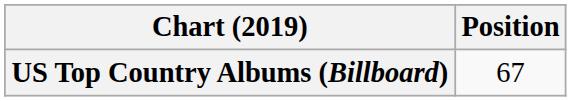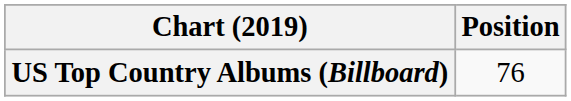(510, 72) 67 -> (510, 72) 76
